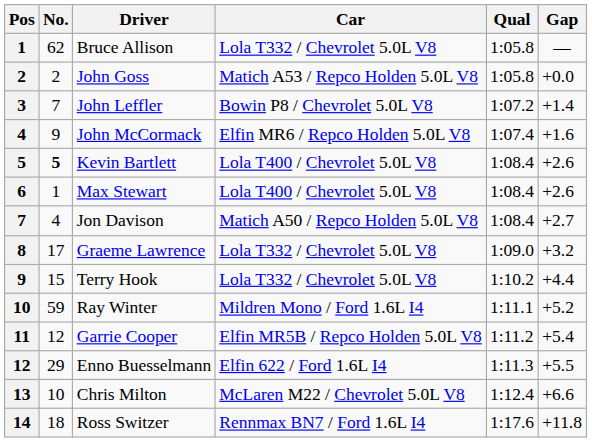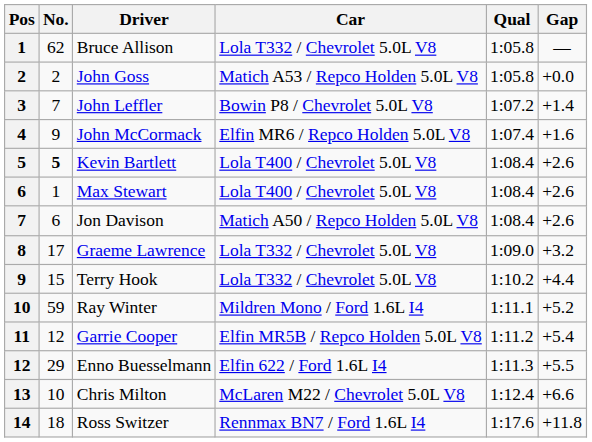(56, 220) 4 -> (56, 220) 6
(558, 220) +2.7 -> (558, 220) +2.6
